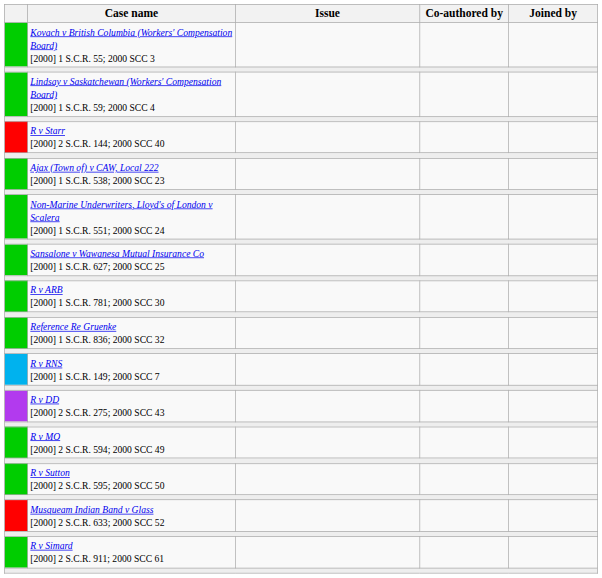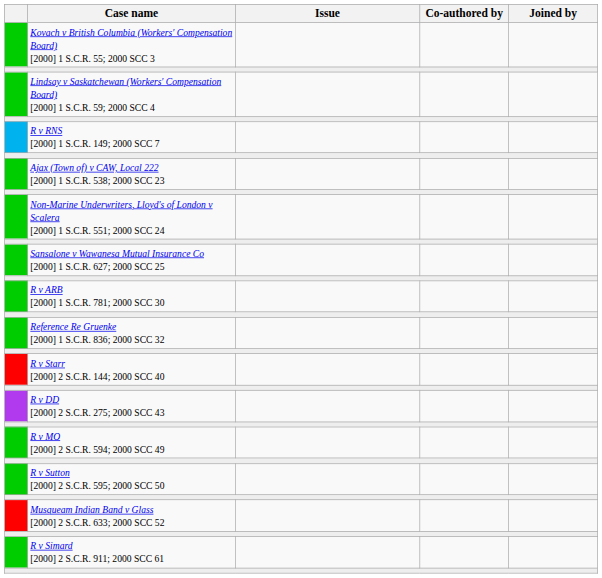rows swapped: (16, 369) <-> (16, 137)
